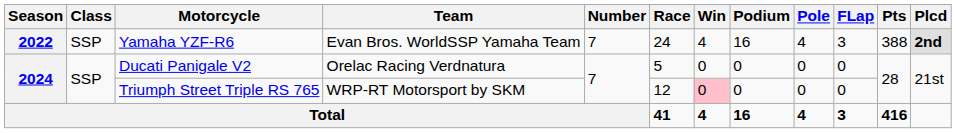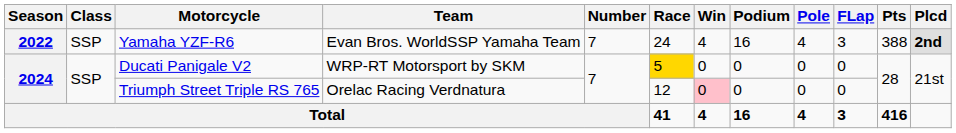(416, 66) Orelac Racing Verdnatura -> (426, 66) WRP-RT Motorsport by SKM
(658, 66) no background -> (658, 66) gold background
(426, 90) WRP-RT Motorsport by SKM -> (416, 90) Orelac Racing Verdnatura
